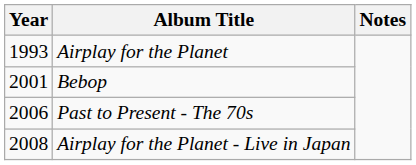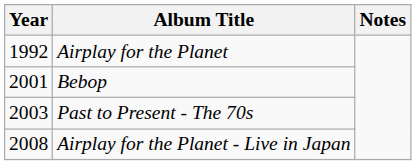(29, 50) 1993 -> (29, 50) 1992
(29, 112) 2006 -> (29, 112) 2003
